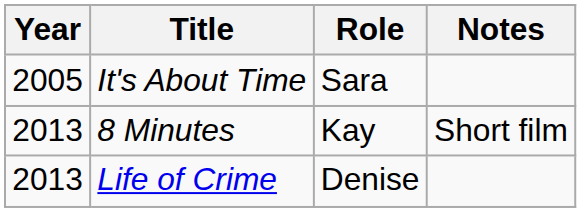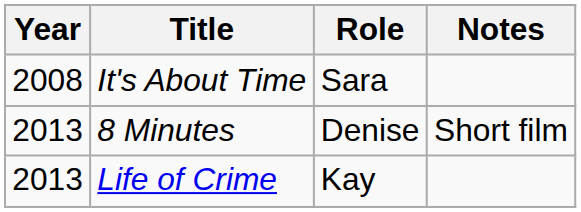(48, 79) 2005 -> (48, 79) 2008
(348, 130) Kay -> (370, 130) Denise
(370, 180) Denise -> (348, 180) Kay
